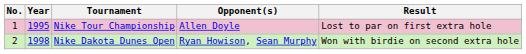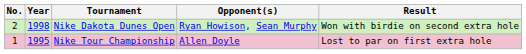rows swapped: (114, 27) <-> (114, 42)
